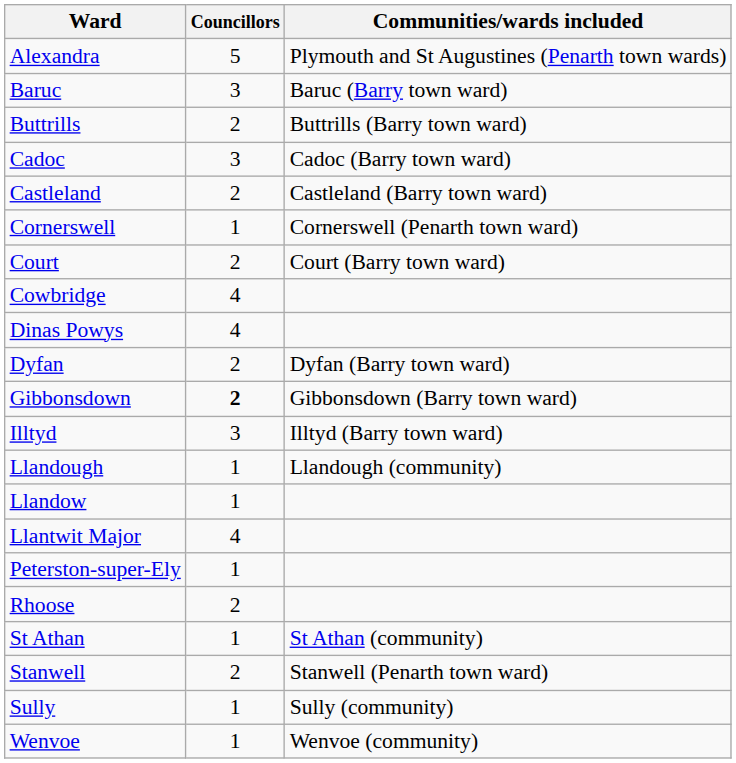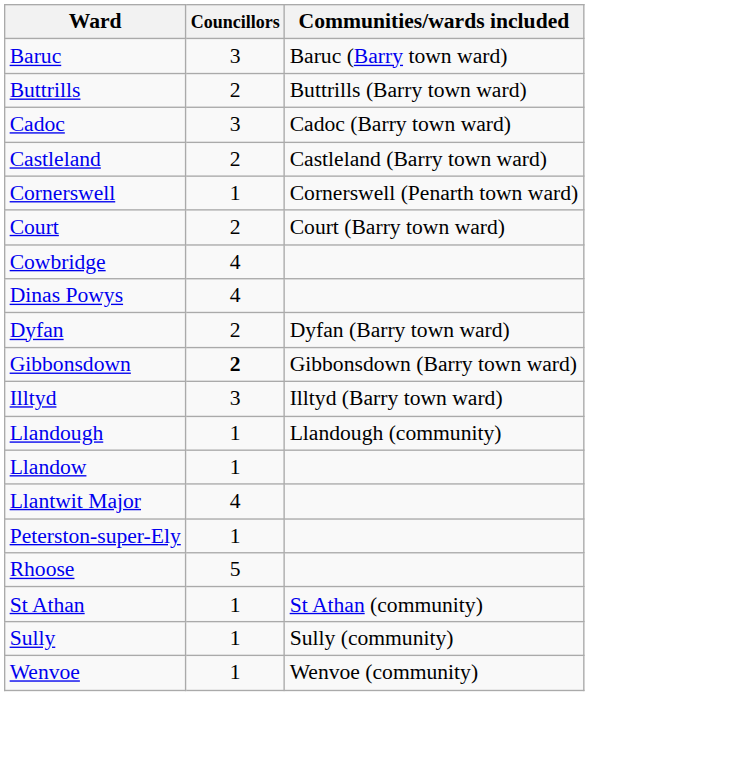- row: (55, 55)
(235, 603) 2 -> (235, 569) 5
- row: (47, 672)
